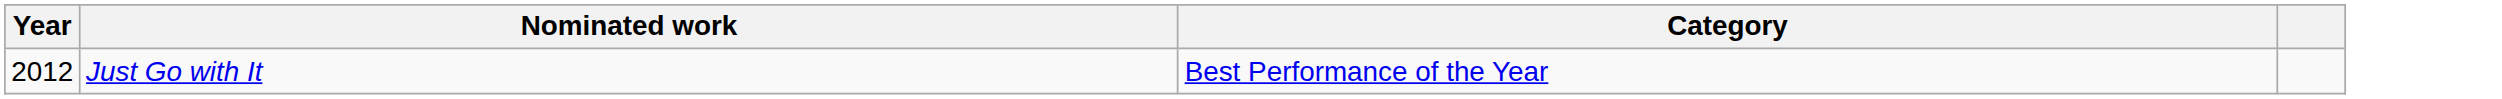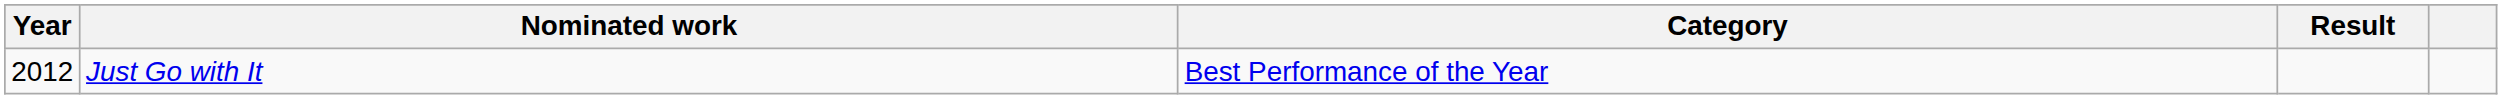+ column: (2353, 26)
